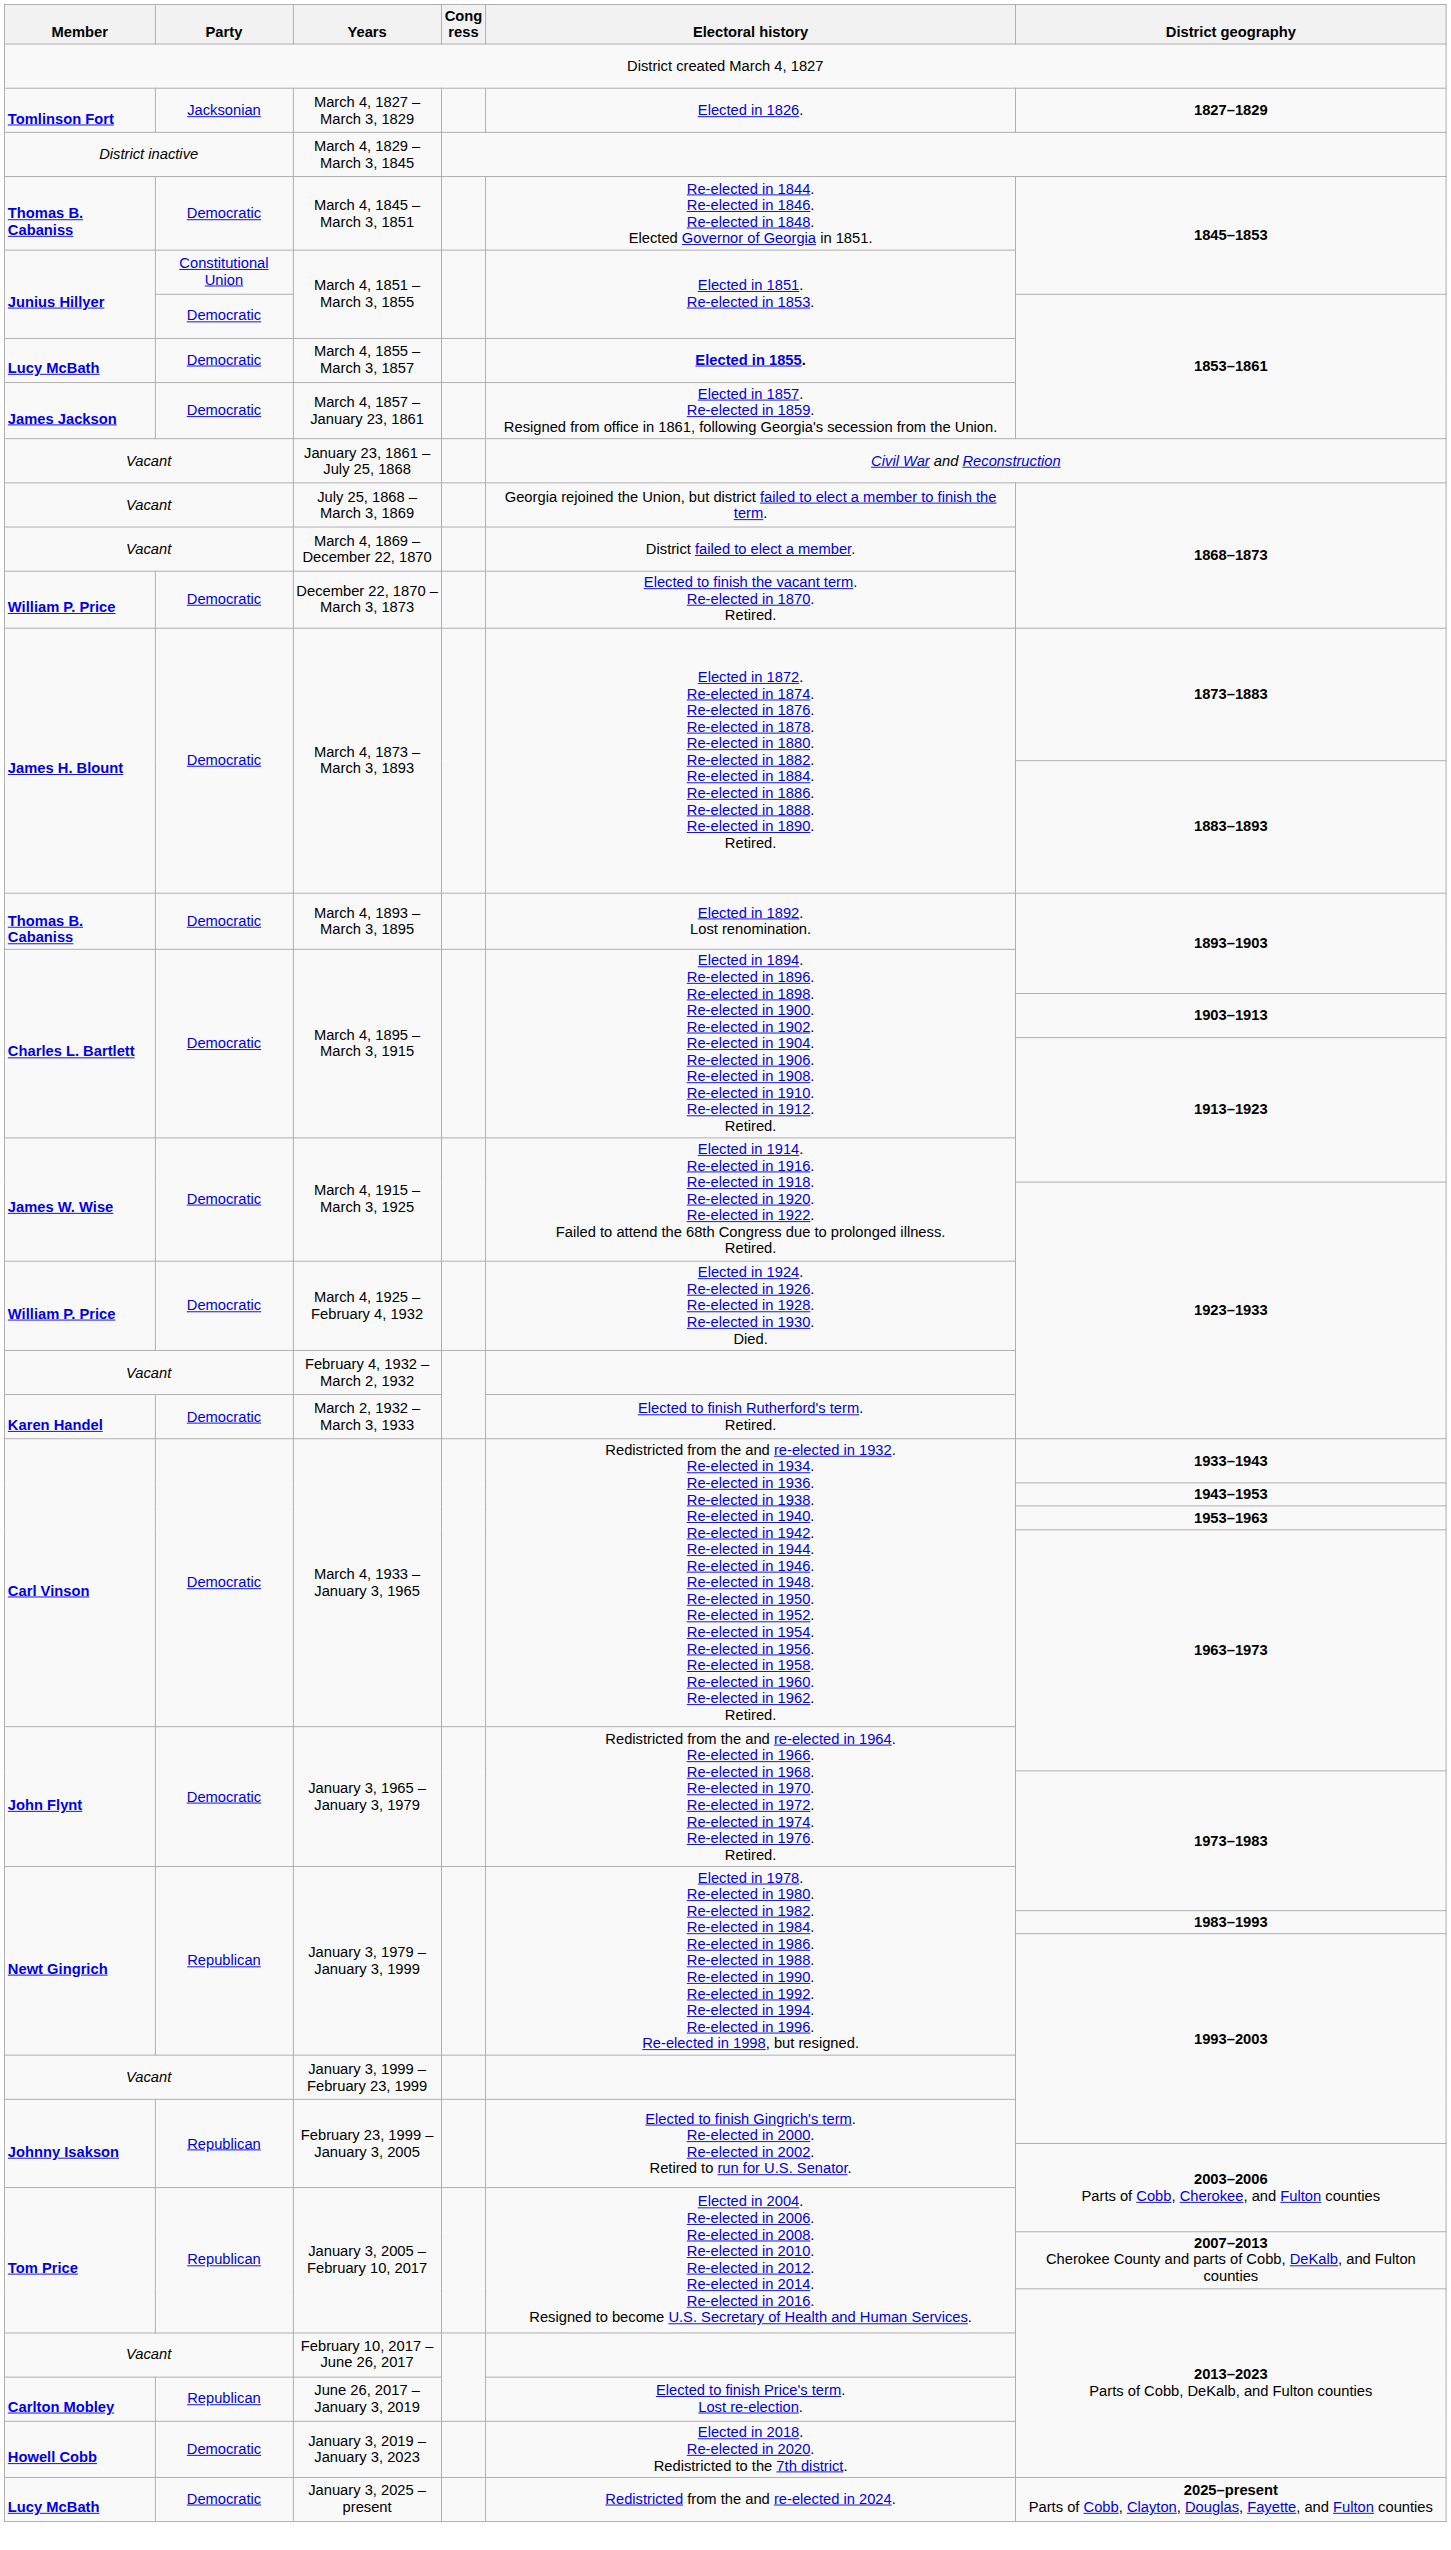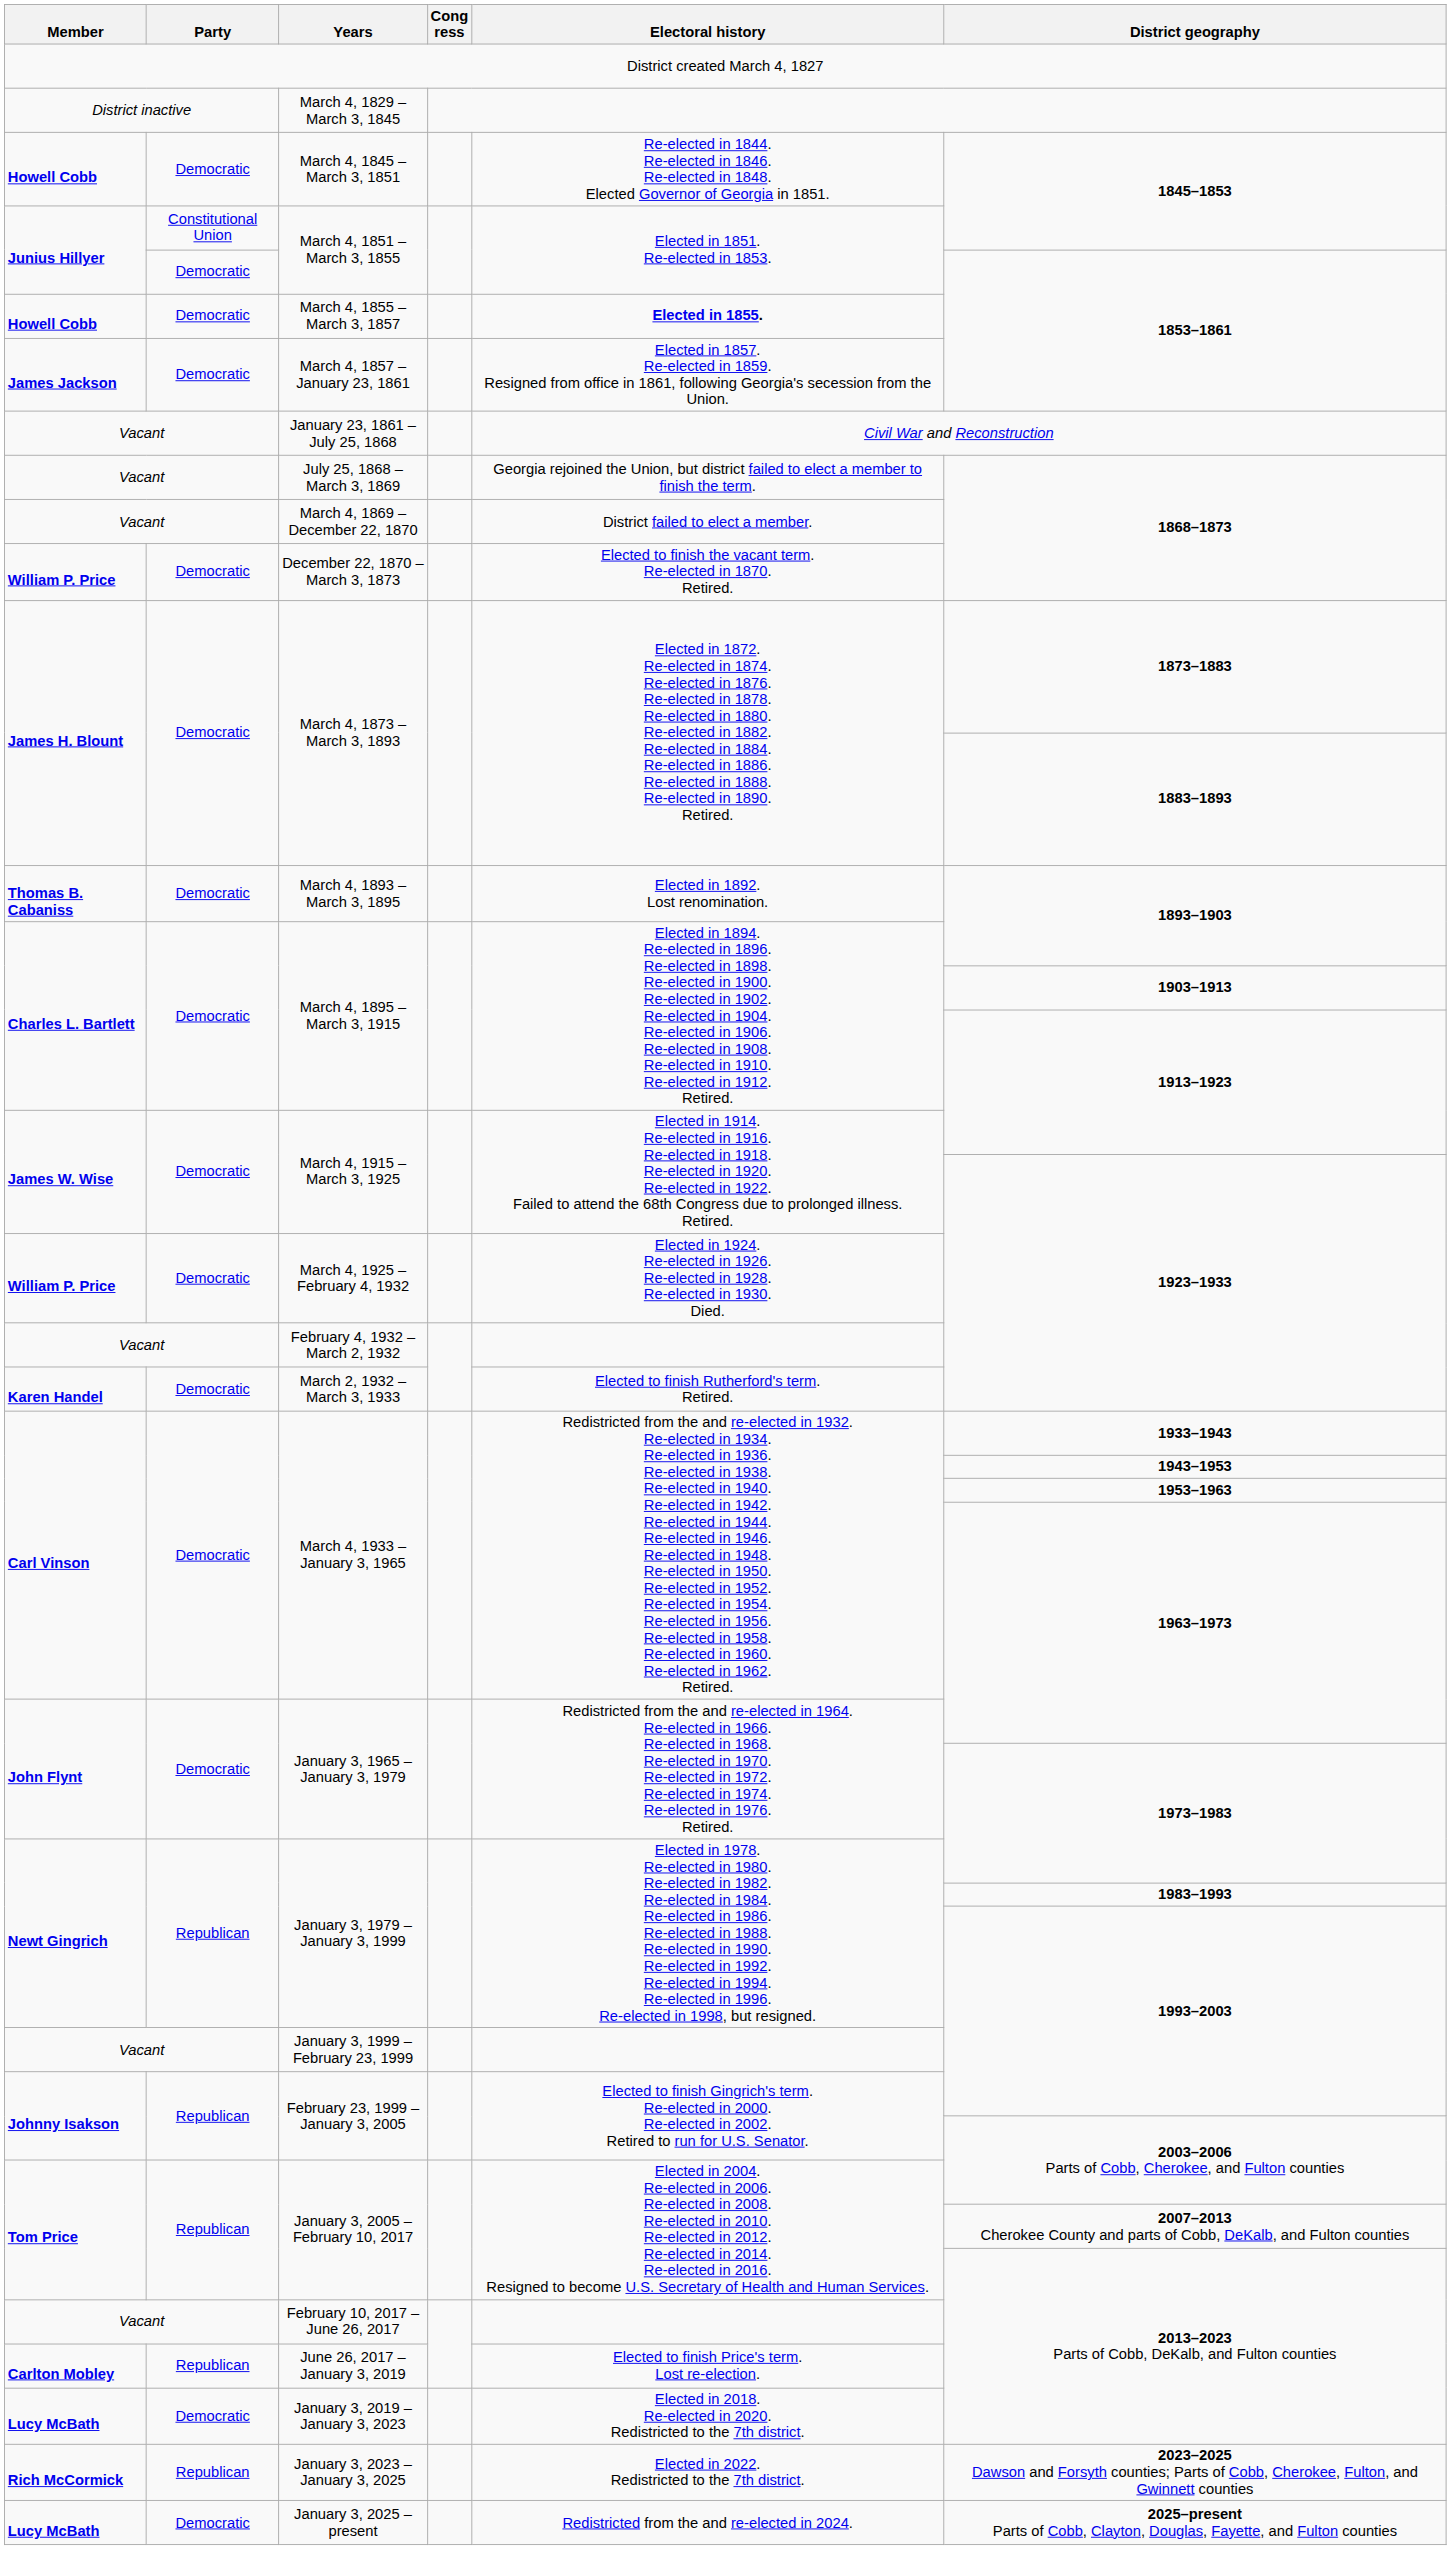- row: (224, 110)
(45, 221) Thomas B. Cabaniss -> (52, 177) Howell Cobb
(54, 368) Lucy McBath -> (52, 324) Howell Cobb
(52, 2457) Howell Cobb -> (54, 2424) Lucy McBath
+ row: (213, 2472)
